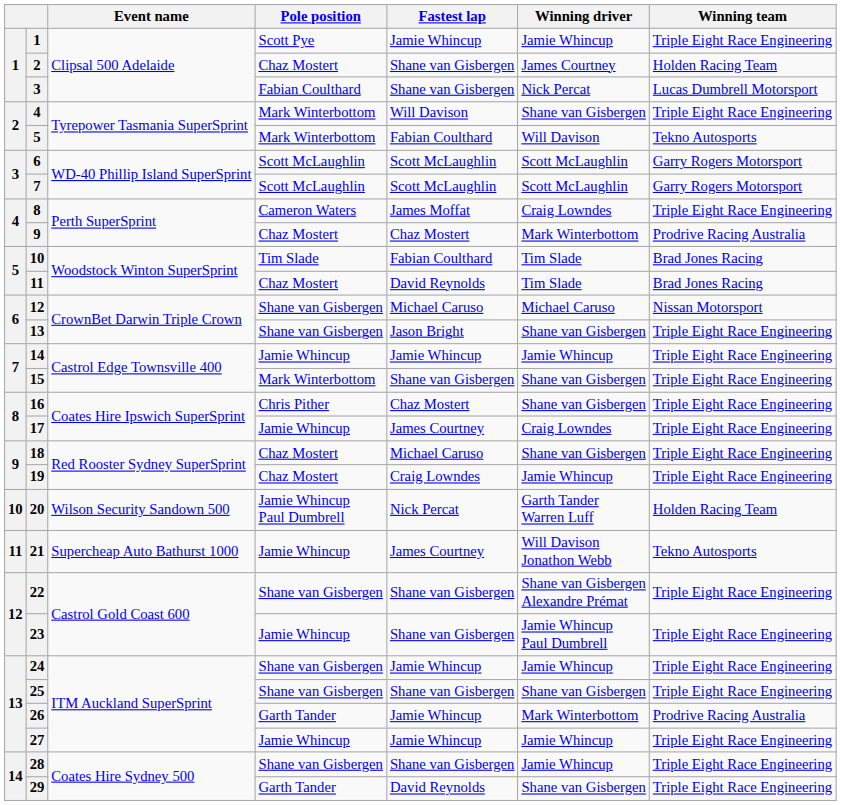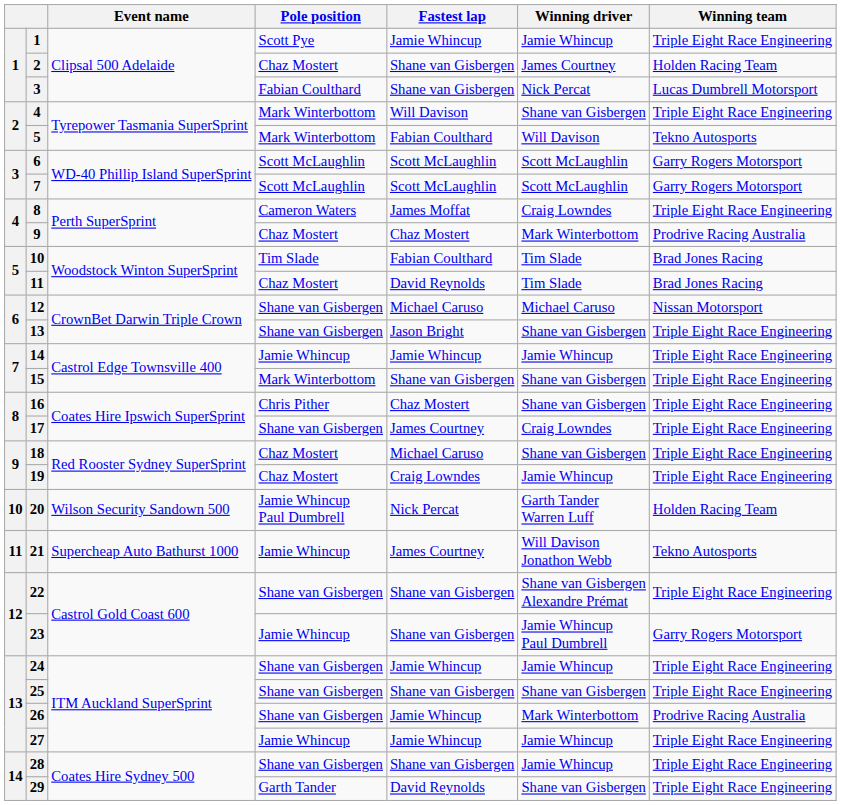(304, 428) Jamie Whincup -> (321, 428) Shane van Gisbergen
(742, 634) Triple Eight Race Engineering -> (727, 634) Garry Rogers Motorsport
(297, 715) Garth Tander -> (321, 715) Shane van Gisbergen
